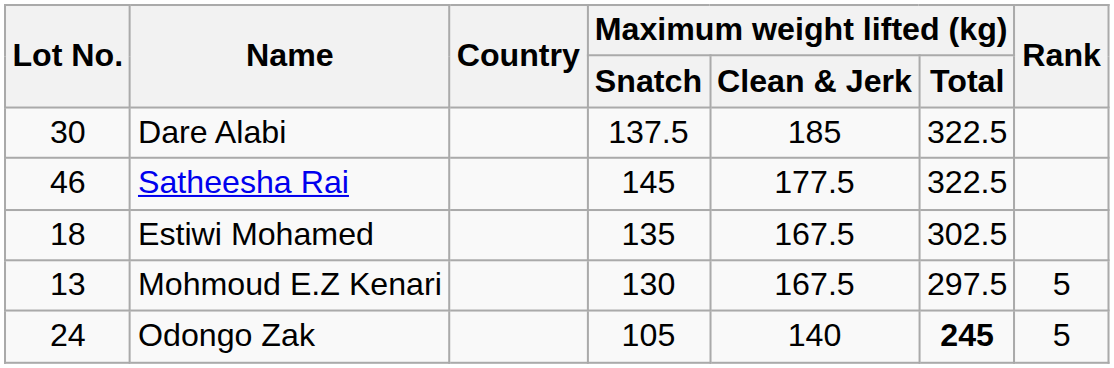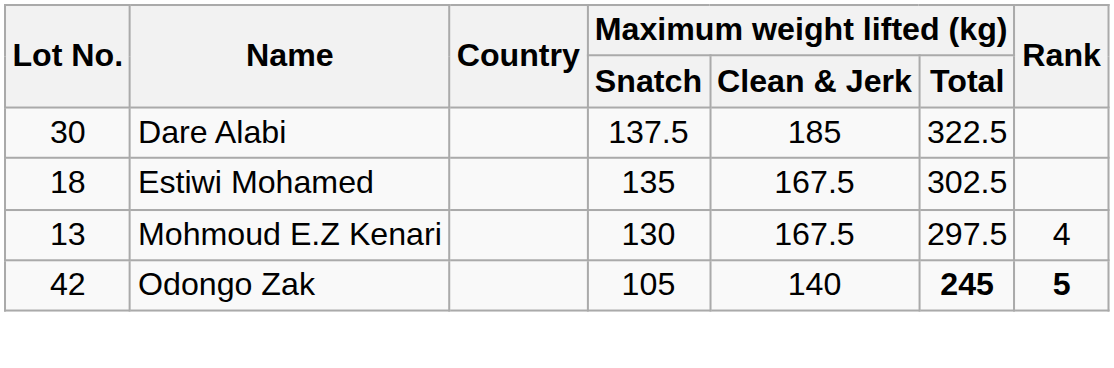- row: (243, 183)
(1062, 285) 5 -> (1062, 234) 4
(68, 336) 24 -> (68, 285) 42
(1062, 336) normal -> (1062, 285) bold
